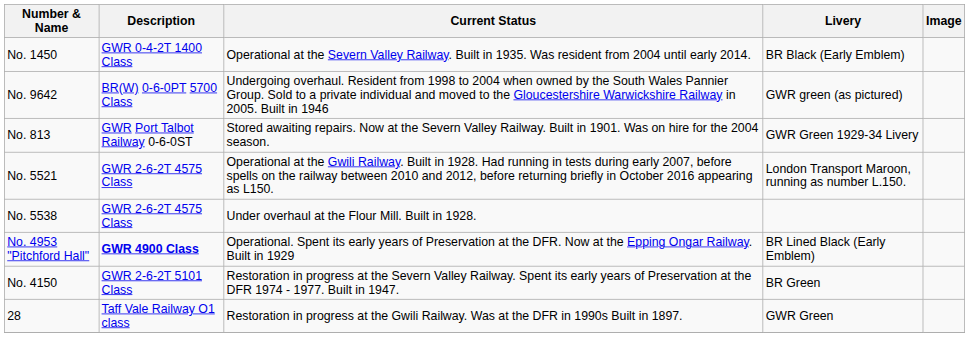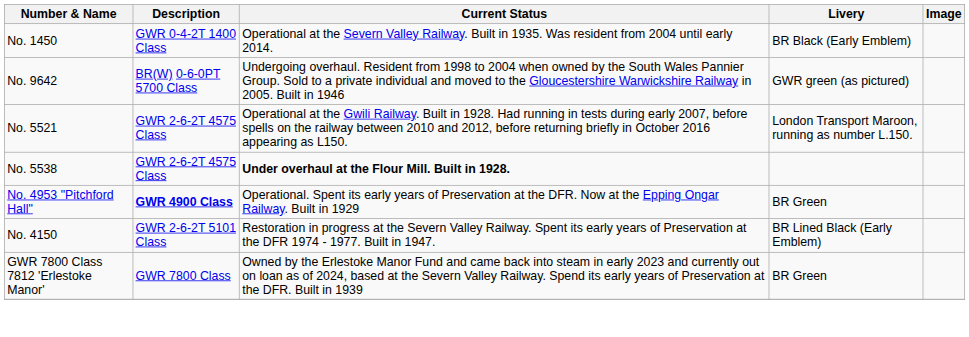- row: (29, 135)
(351, 215) normal -> (376, 168) bold
(826, 249) BR Lined Black (Early Emblem) -> (800, 202) BR Green
(793, 282) BR Green -> (832, 235) BR Lined Black (Early Emblem)
- row: (14, 316)
+ row: (55, 275)
